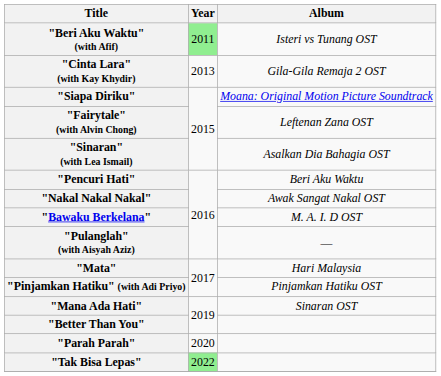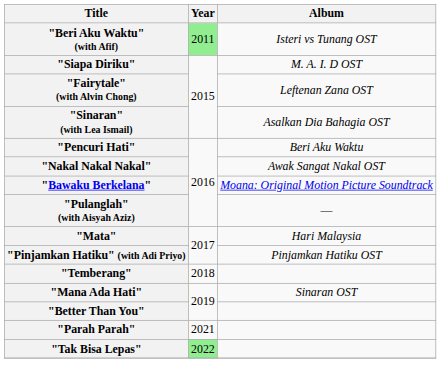- row: (96, 71)
(327, 96) Moana: Original Motion Picture Soundtrack -> (327, 64) M. A. I. D OST
(327, 217) M. A. I. D OST -> (327, 185) Moana: Original Motion Picture Soundtrack
+ row: (96, 273)
(203, 343) 2020 -> (203, 330) 2021
